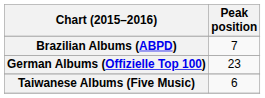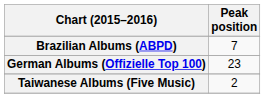(234, 83) 6 -> (234, 83) 2
